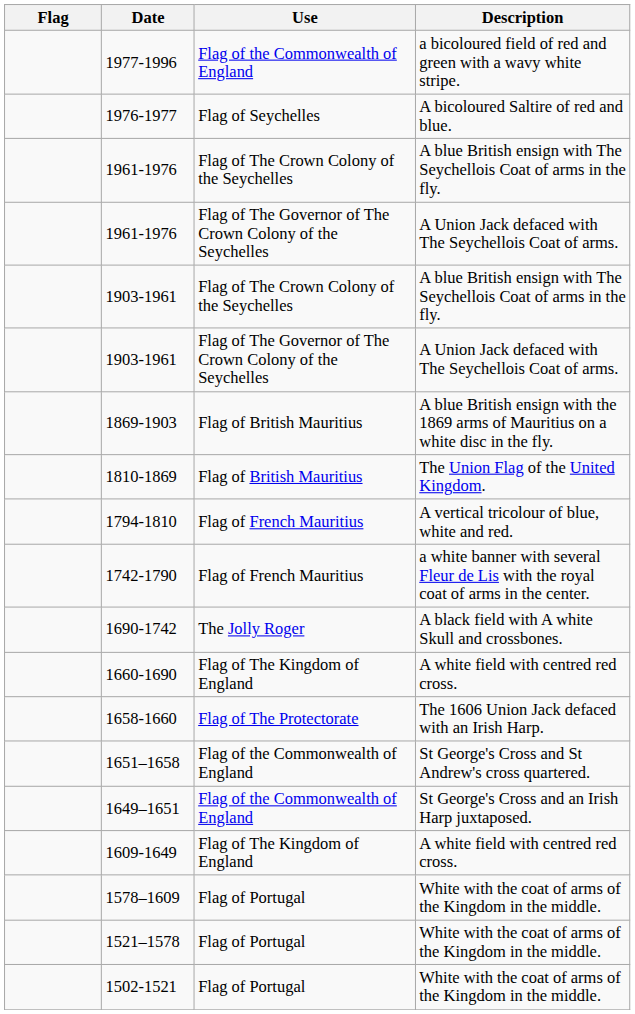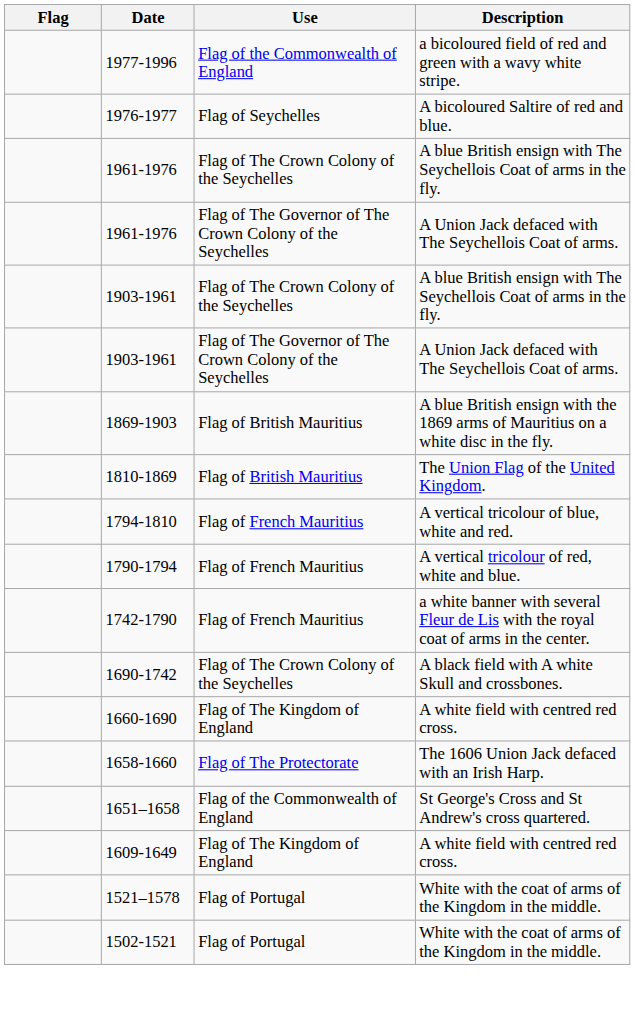+ row: (141, 566)
(251, 629) The Jolly Roger -> (296, 674) Flag of The Crown Colony of the Seychelles
- row: (143, 808)
- row: (143, 897)
